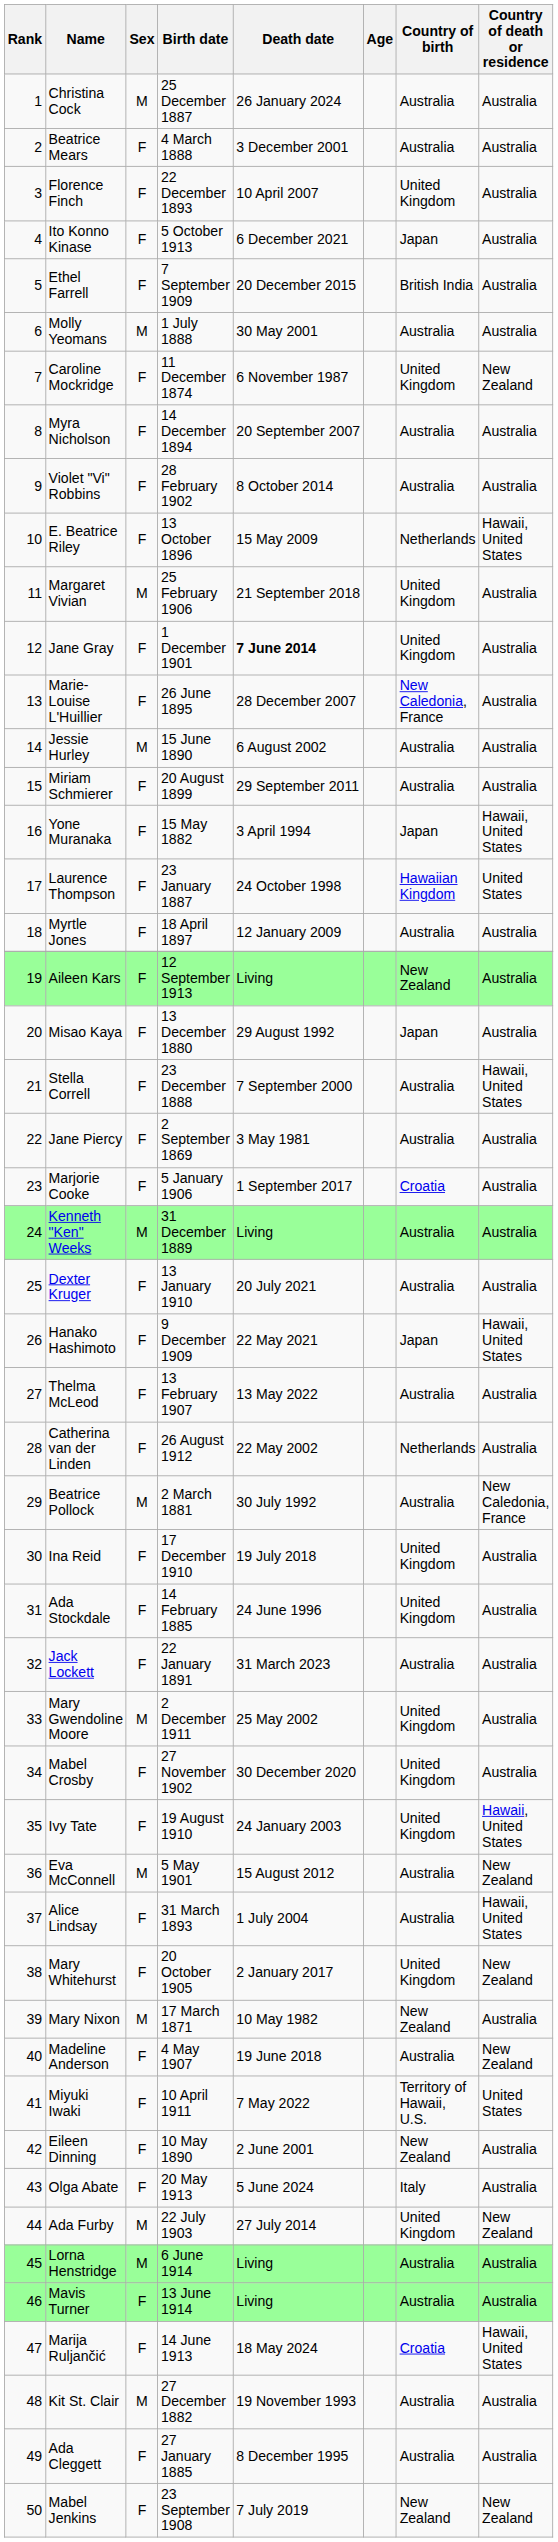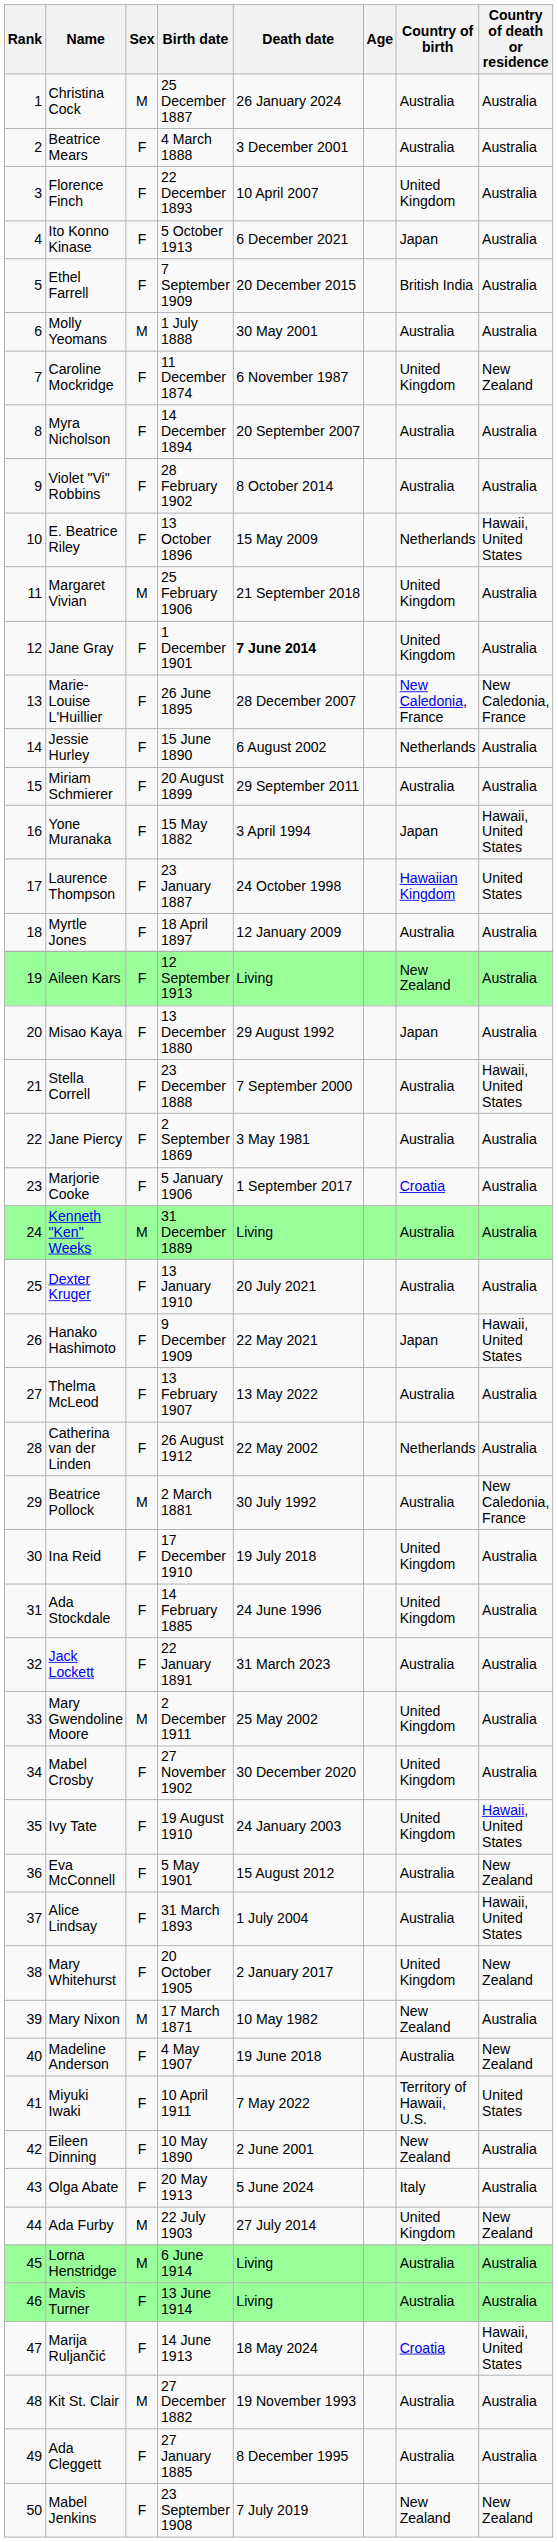(509, 701) Australia -> (516, 701) New Caledonia, France
(142, 748) M -> (142, 748) F
(427, 748) Australia -> (438, 748) Netherlands
(142, 1872) M -> (142, 1872) F
